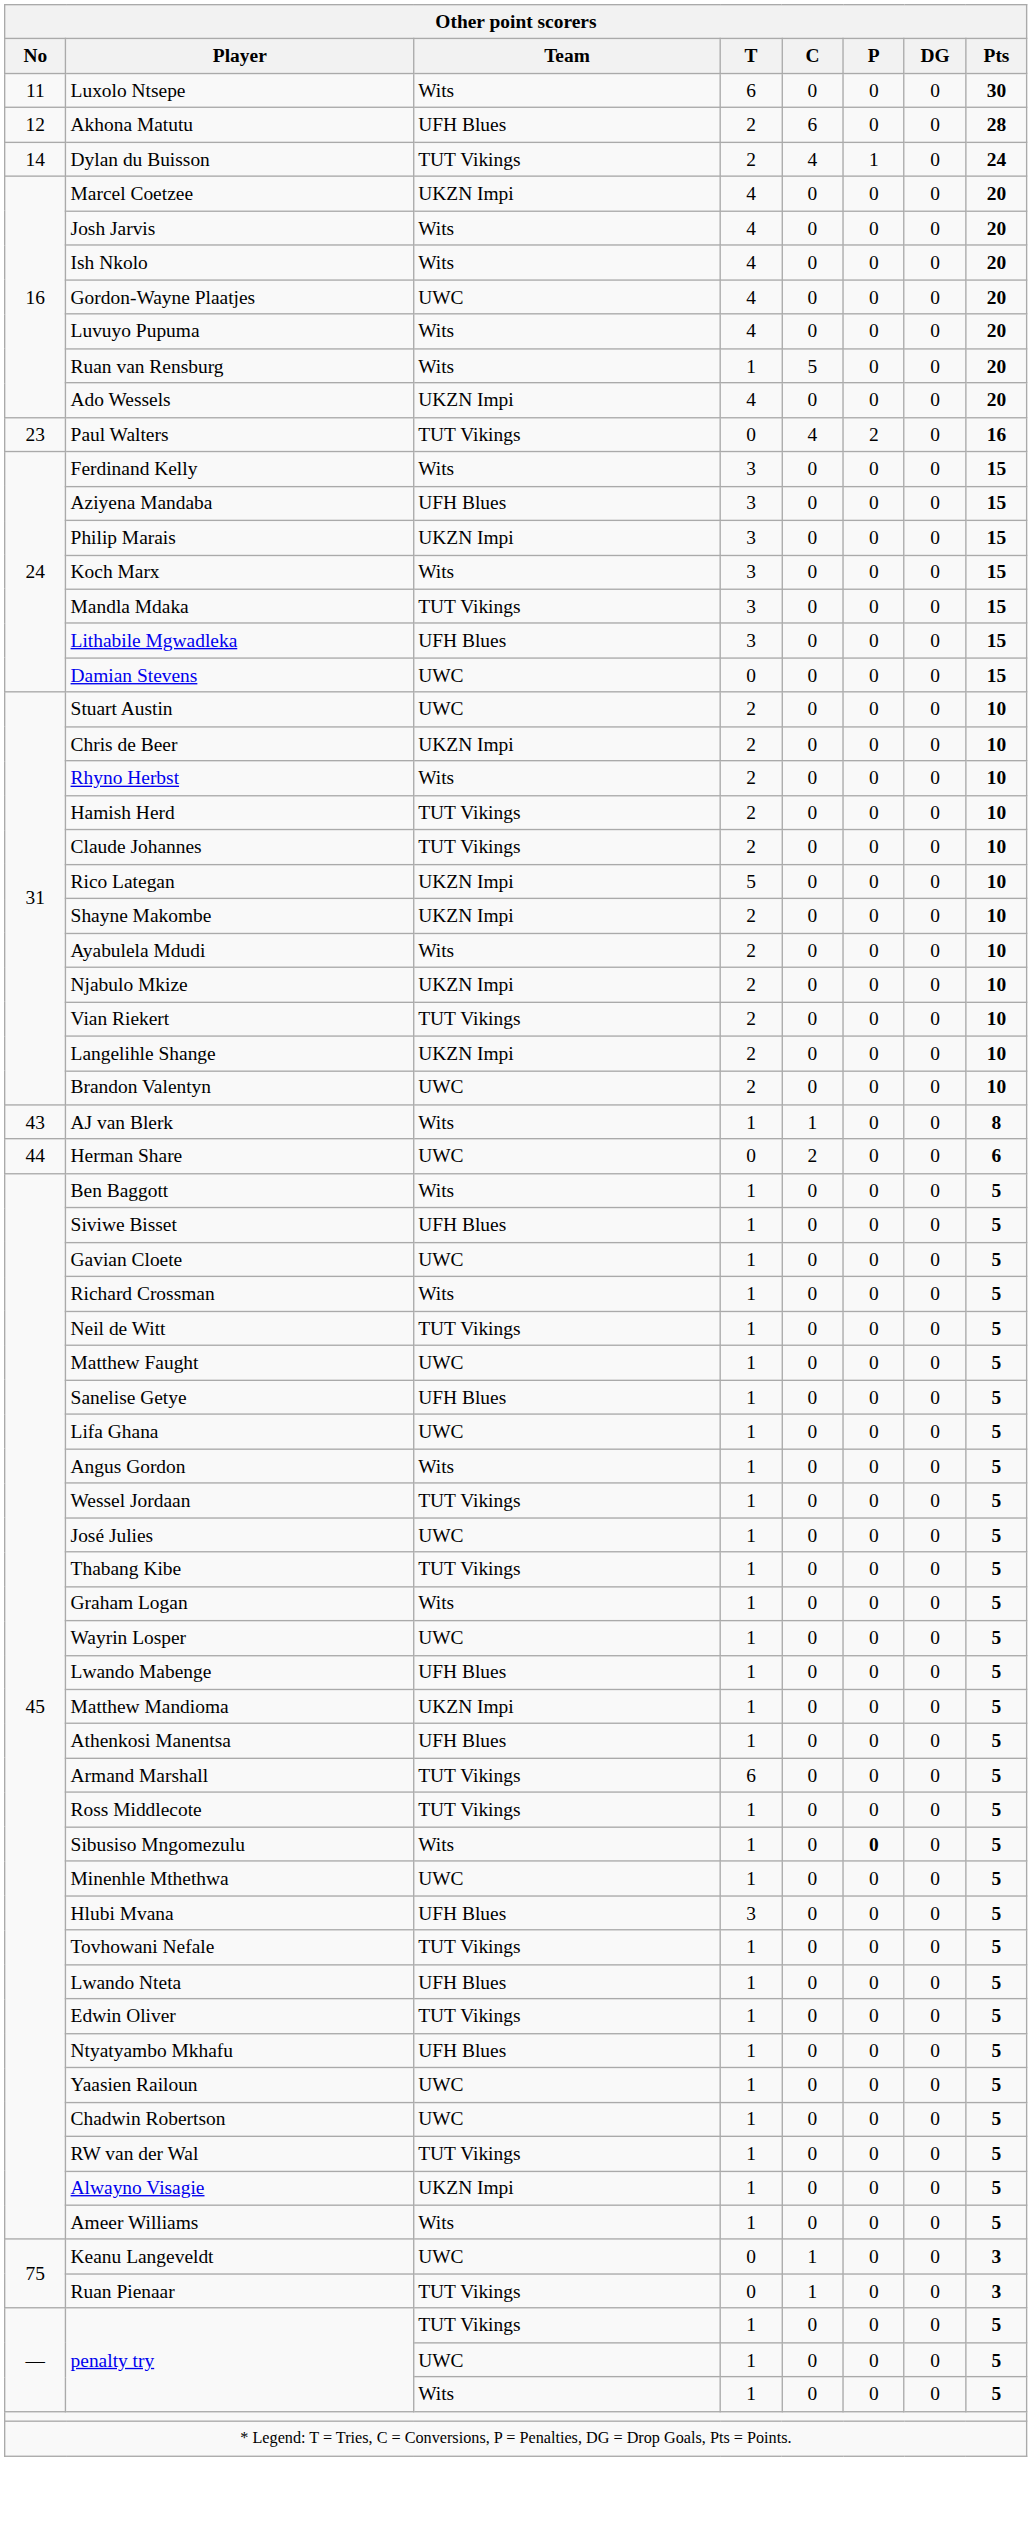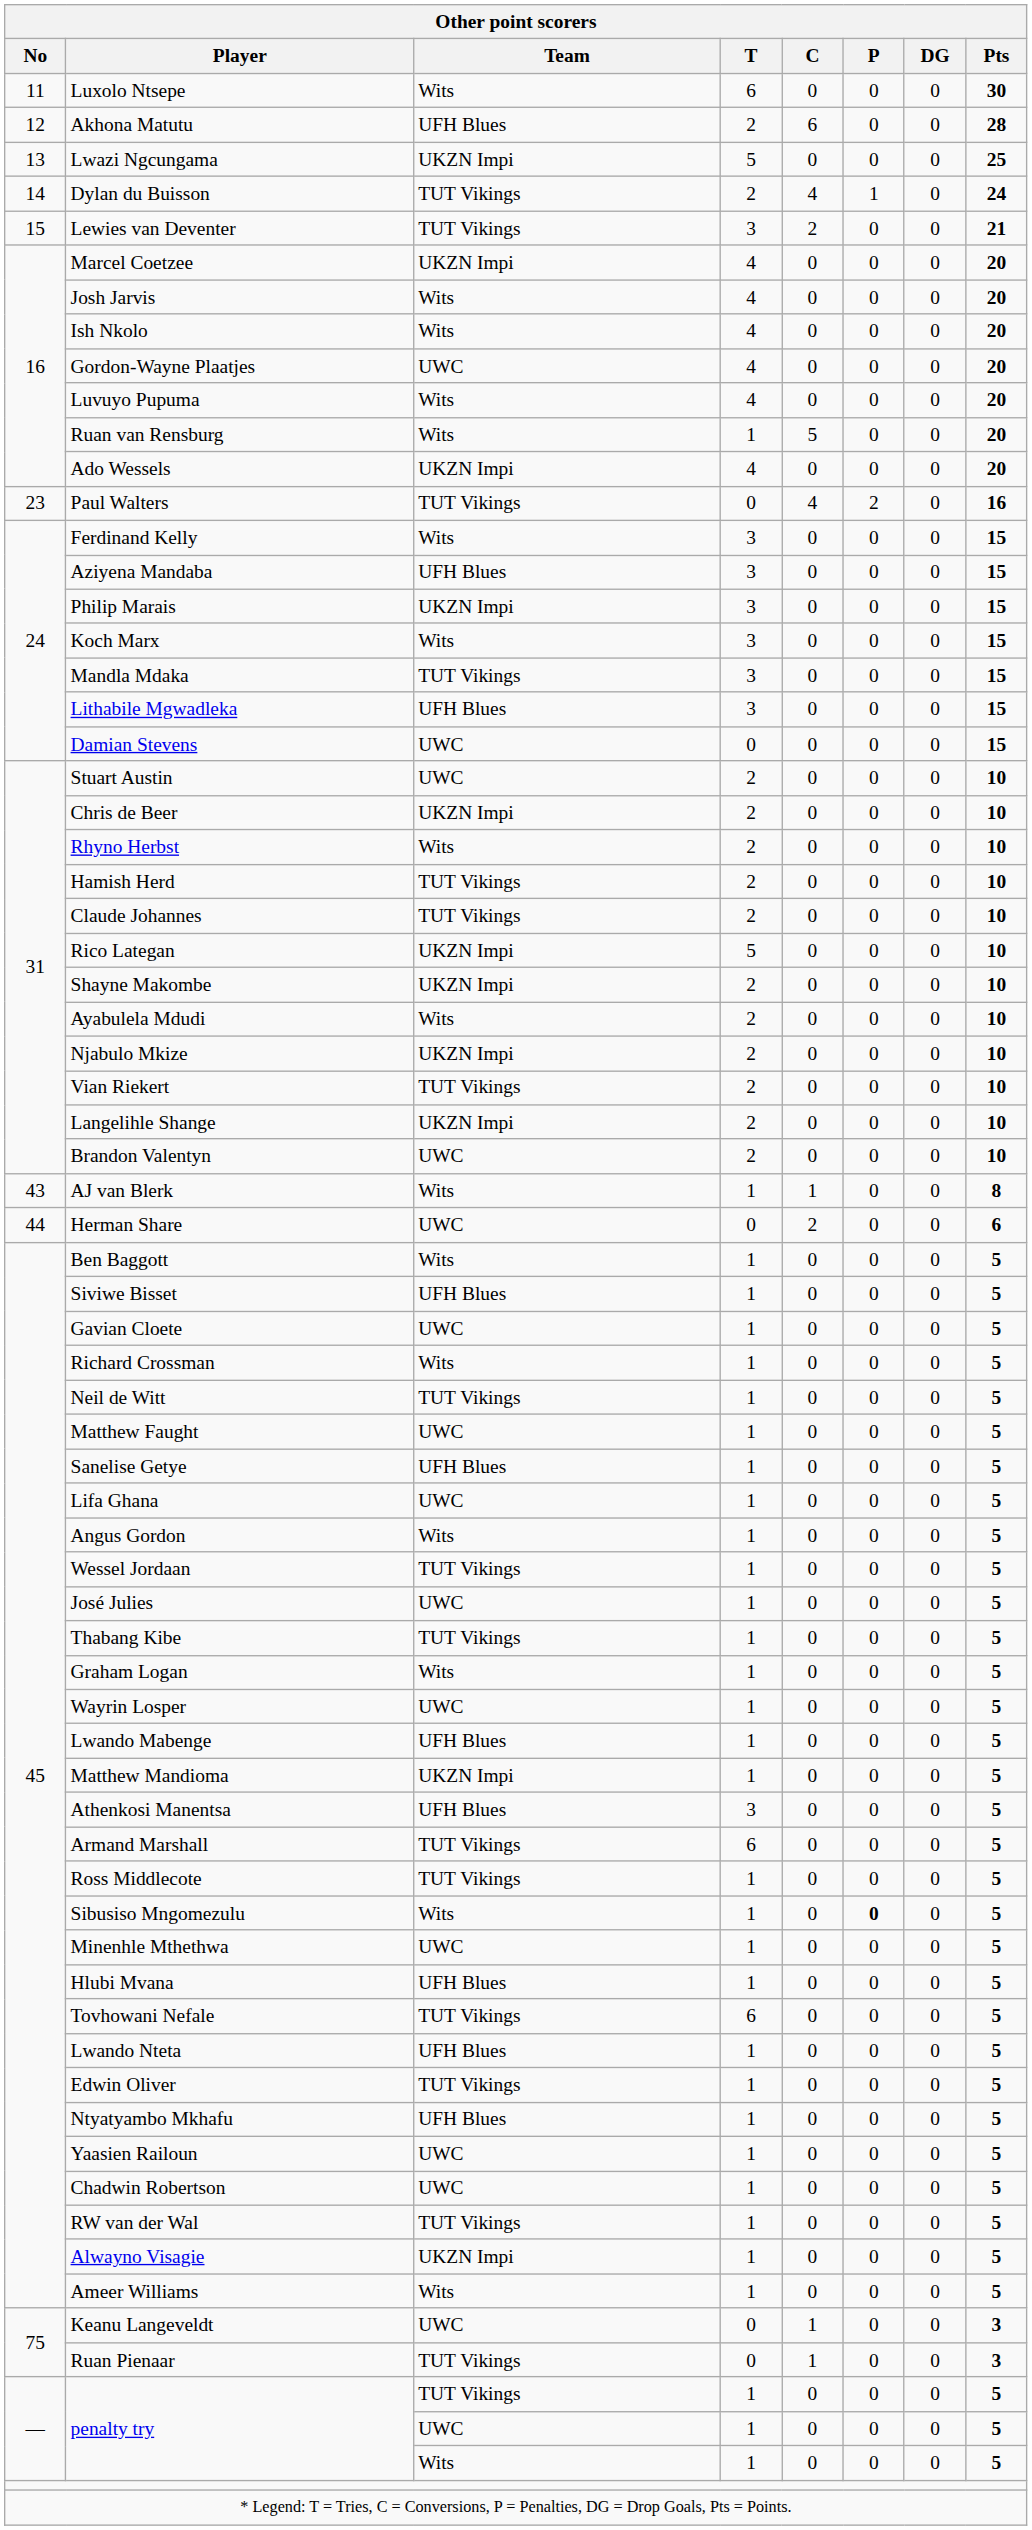+ row: (144, 159)
+ row: (153, 228)
(751, 1741) 1 -> (751, 1810) 3
(751, 1913) 3 -> (751, 1982) 1
(751, 1947) 1 -> (751, 2016) 6
